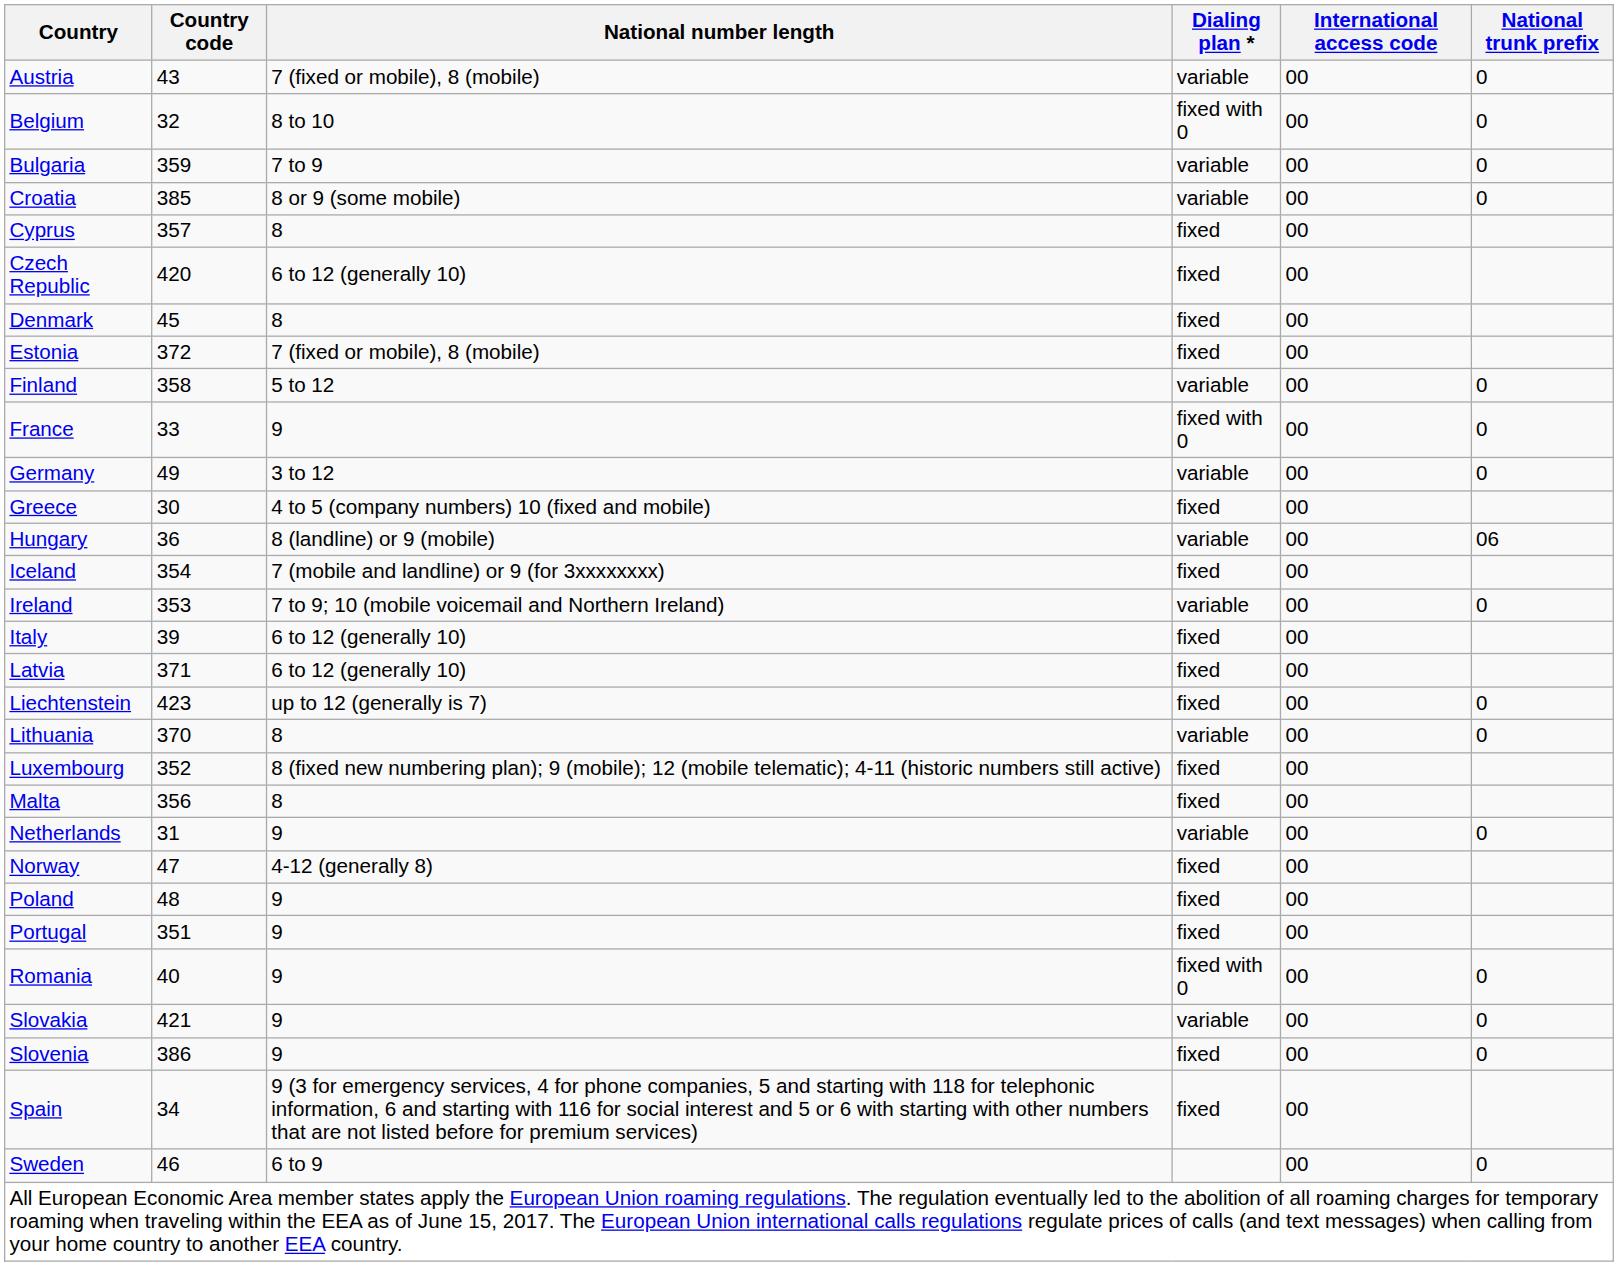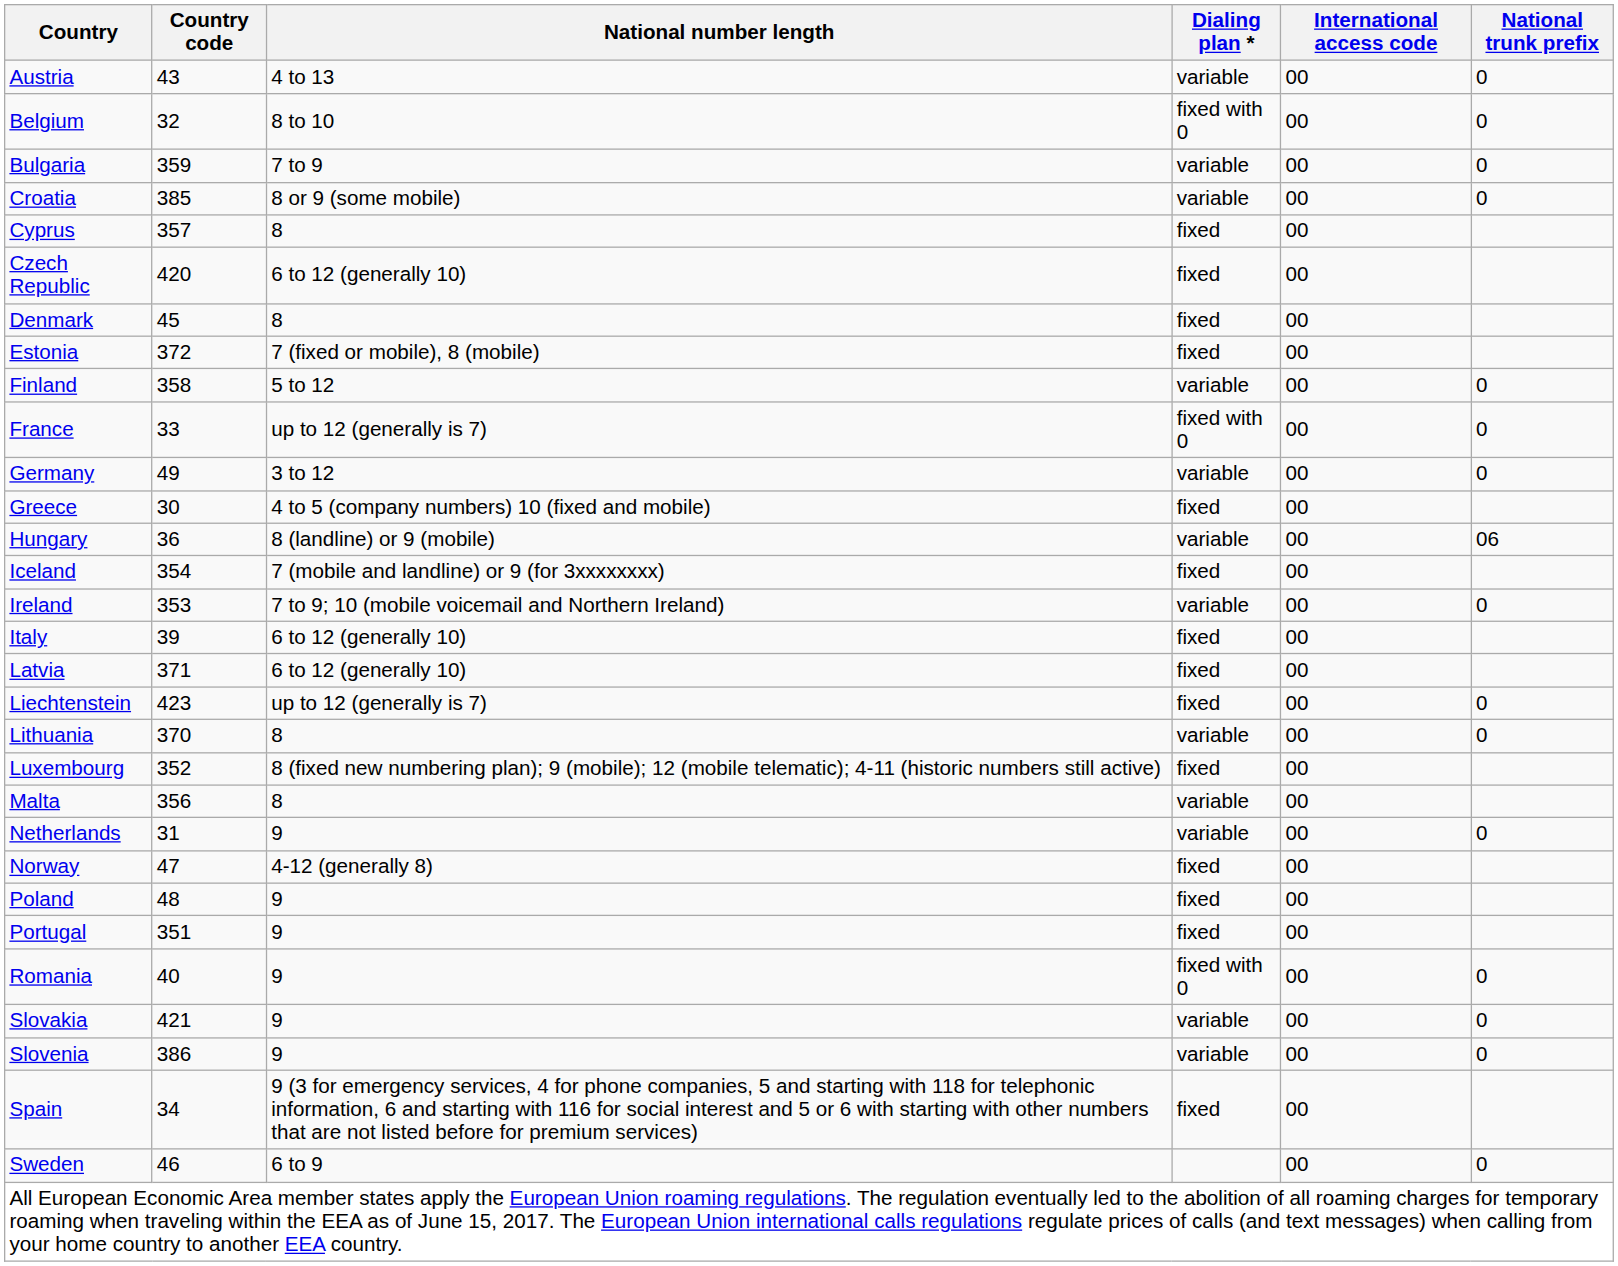(405, 76) 7 (fixed or mobile), 8 (mobile) -> (303, 76) 4 to 13
(277, 429) 9 -> (379, 429) up to 12 (generally is 7)
(1198, 801) fixed -> (1213, 801) variable
(1198, 1053) fixed -> (1213, 1053) variable
